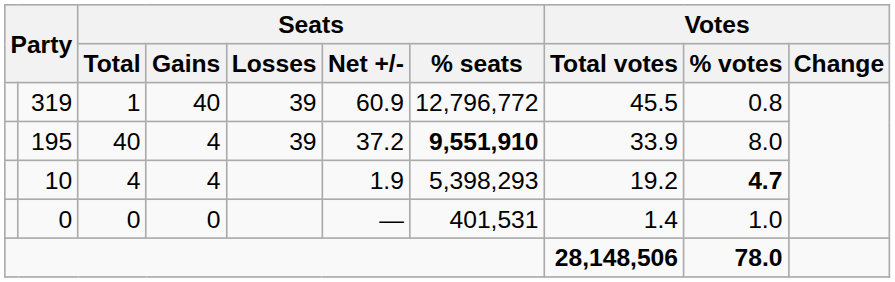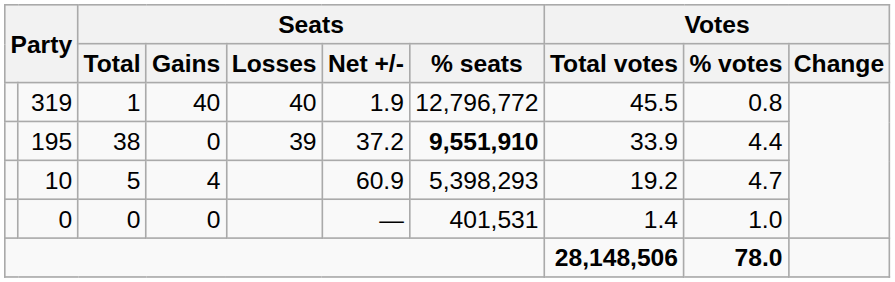(303, 102) 39 -> (303, 102) 40
(380, 102) 60.9 -> (387, 102) 1.9
(127, 141) 40 -> (127, 141) 38
(213, 141) 4 -> (213, 141) 0
(765, 141) 8.0 -> (765, 141) 4.4
(134, 180) 4 -> (134, 180) 5
(387, 180) 1.9 -> (380, 180) 60.9
(765, 180) bold -> (765, 180) normal
